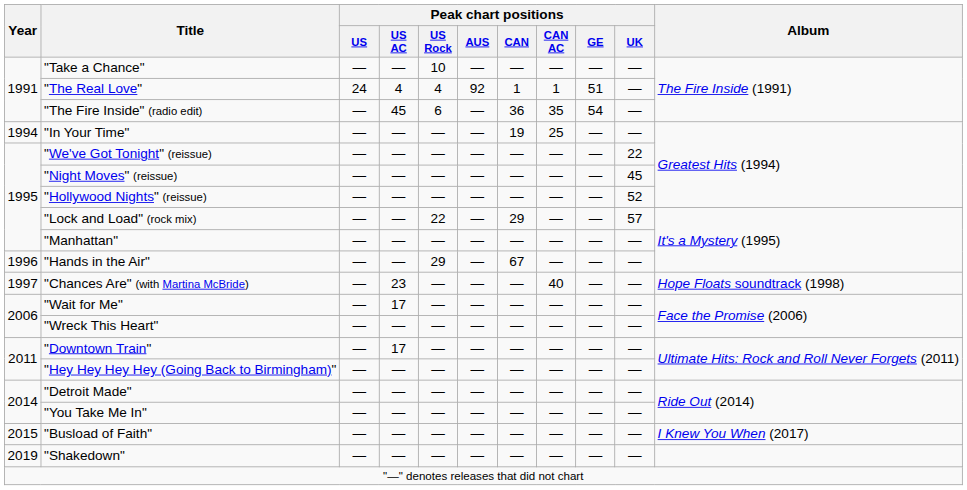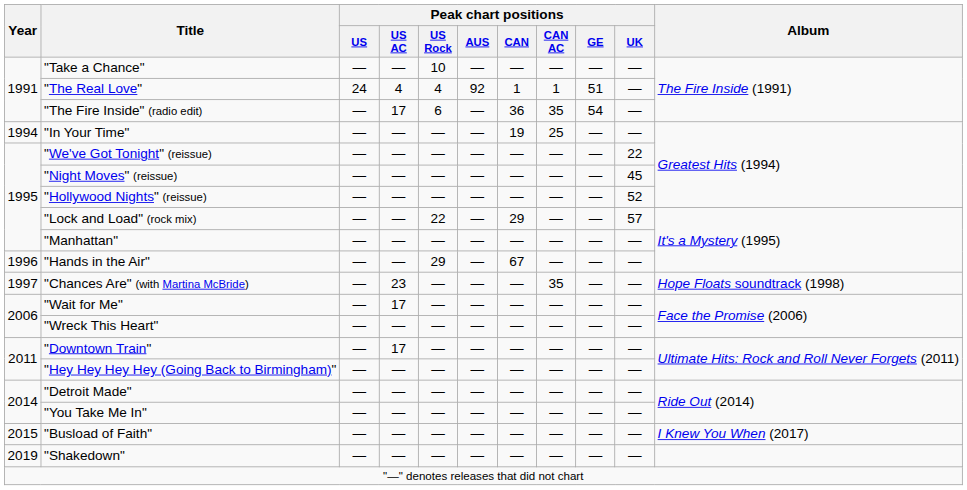(399, 110) 45 -> (399, 110) 17
(556, 283) 40 -> (556, 283) 35
